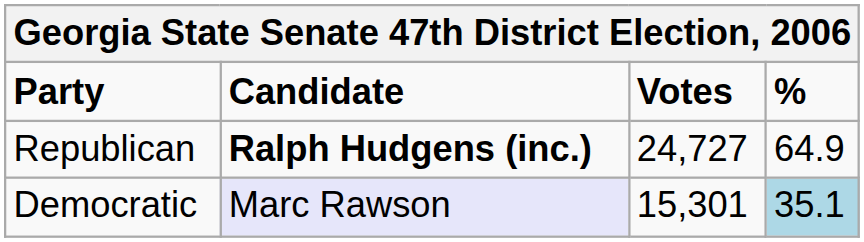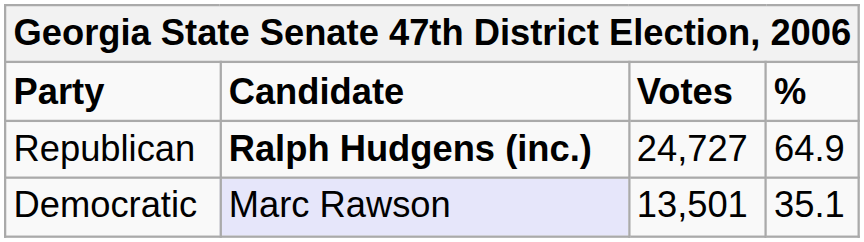(692, 206) 15,301 -> (692, 206) 13,501
(809, 206) lightblue background -> (809, 206) no background
